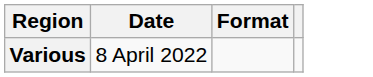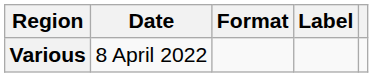+ column: (326, 21)
